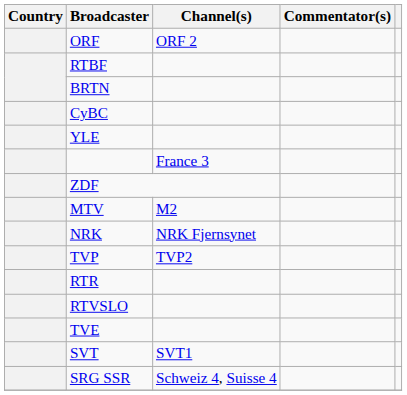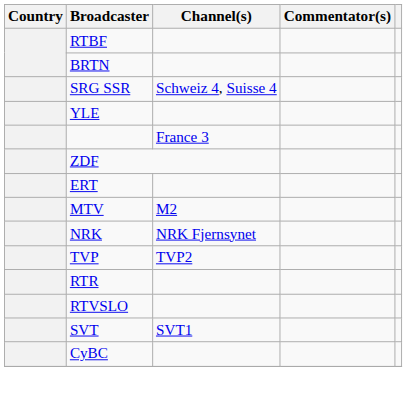- row: (85, 40)
rows swapped: (89, 112) <-> (100, 378)
+ row: (84, 185)
- row: (85, 329)
